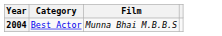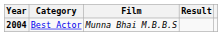+ column: (196, 11)
